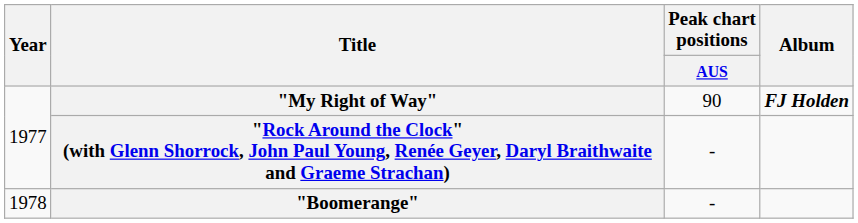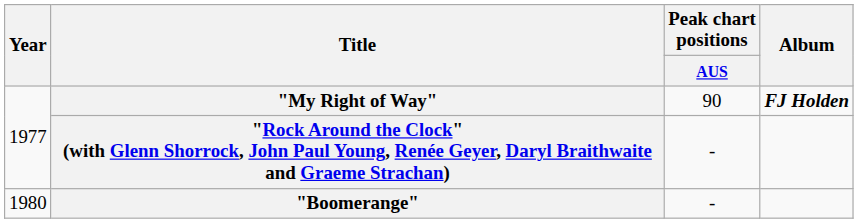(28, 202) 1978 -> (28, 202) 1980
